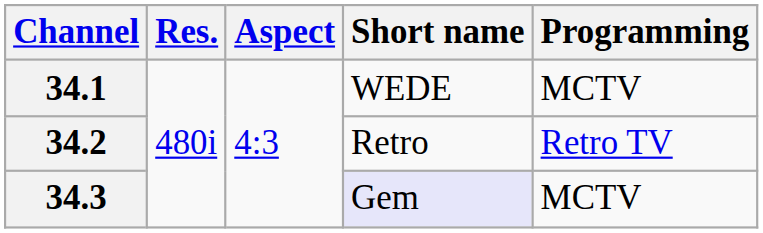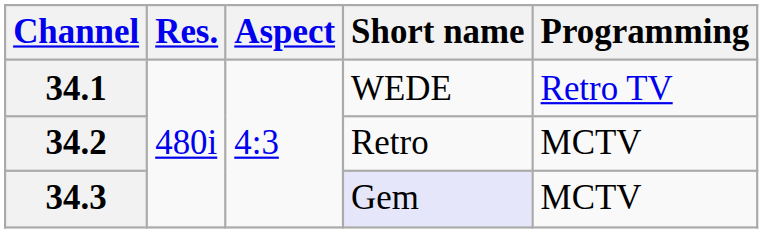(591, 87) MCTV -> (607, 87) Retro TV
(607, 142) Retro TV -> (591, 142) MCTV
